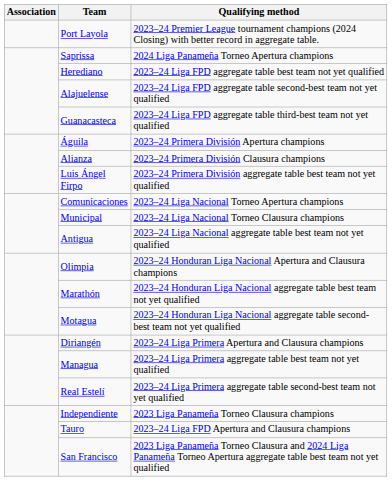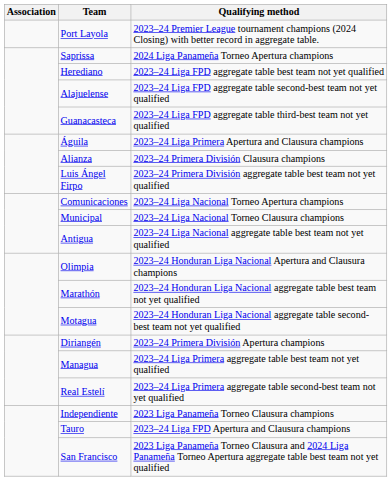(229, 142) 2023–24 Primera División Apertura champions -> (248, 142) 2023–24 Liga Primera Apertura and Clausura champions
(248, 343) 2023–24 Liga Primera Apertura and Clausura champions -> (229, 343) 2023–24 Primera División Apertura champions
